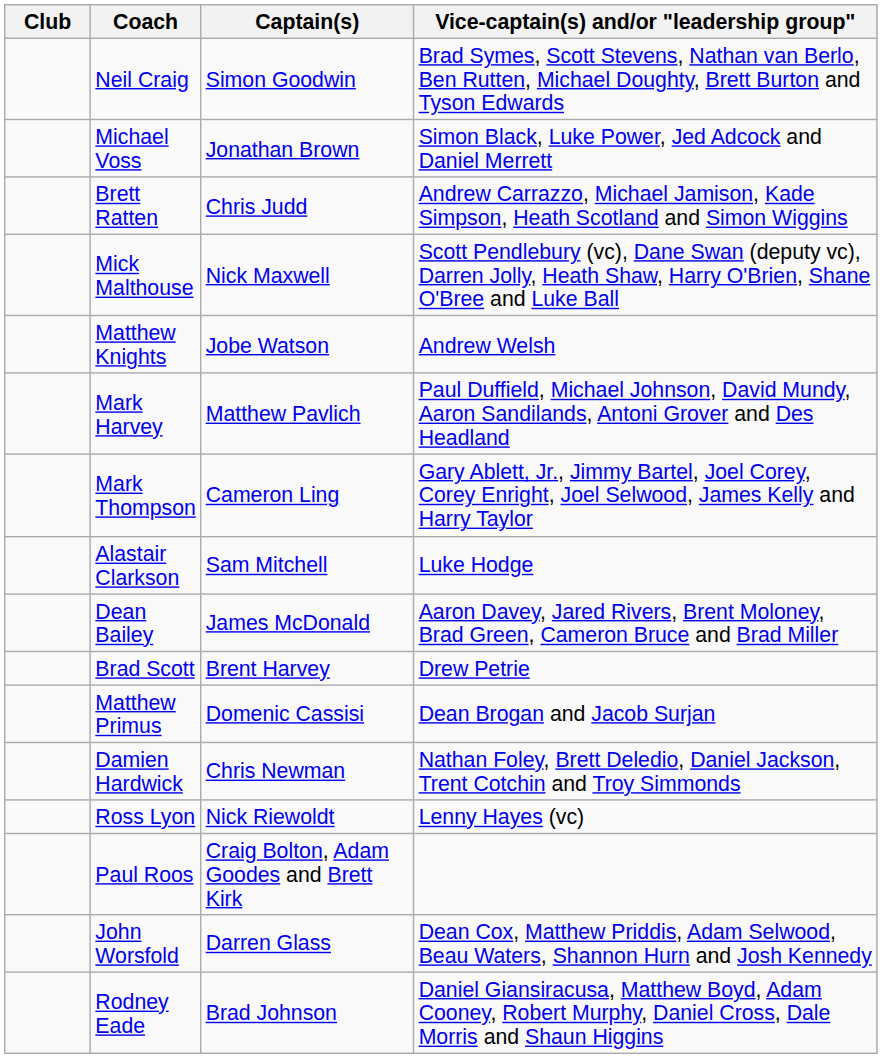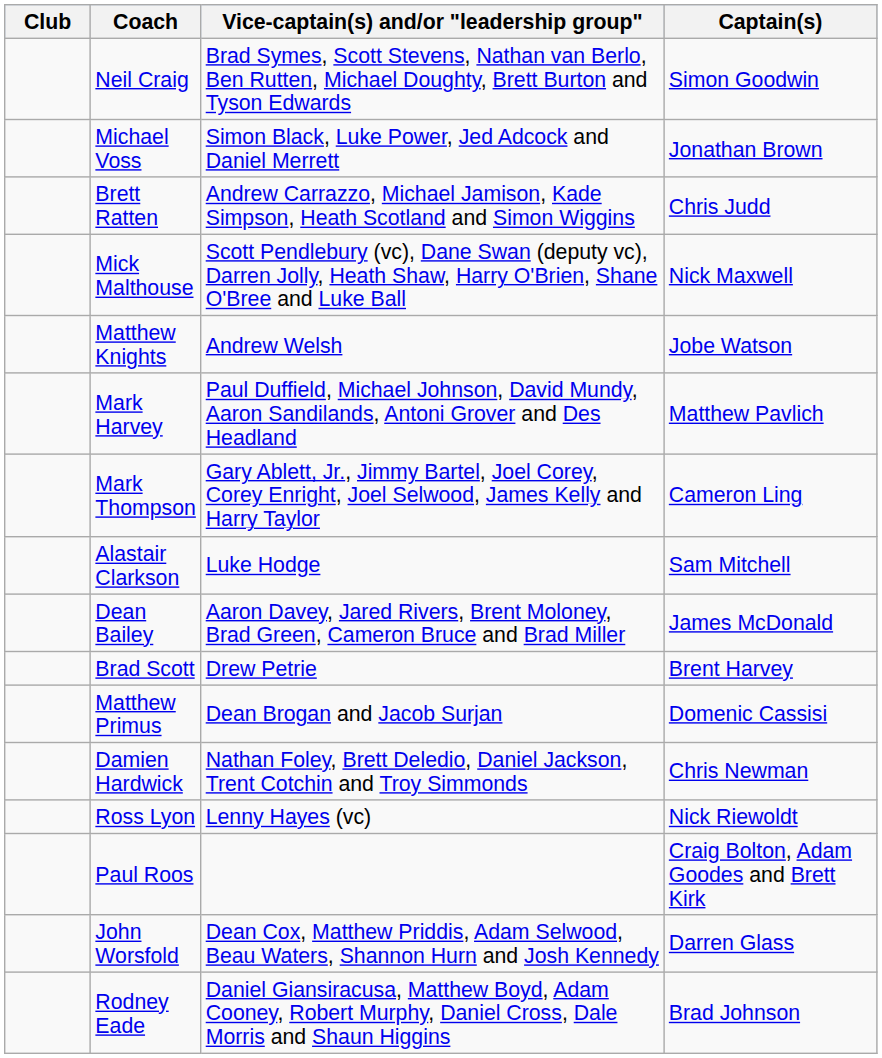columns swapped: (307, 22) <-> (645, 22)
